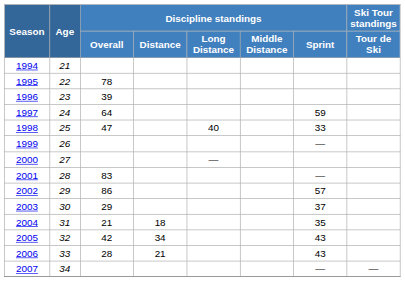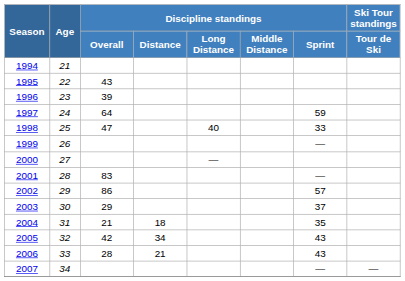(107, 81) 78 -> (107, 81) 43
